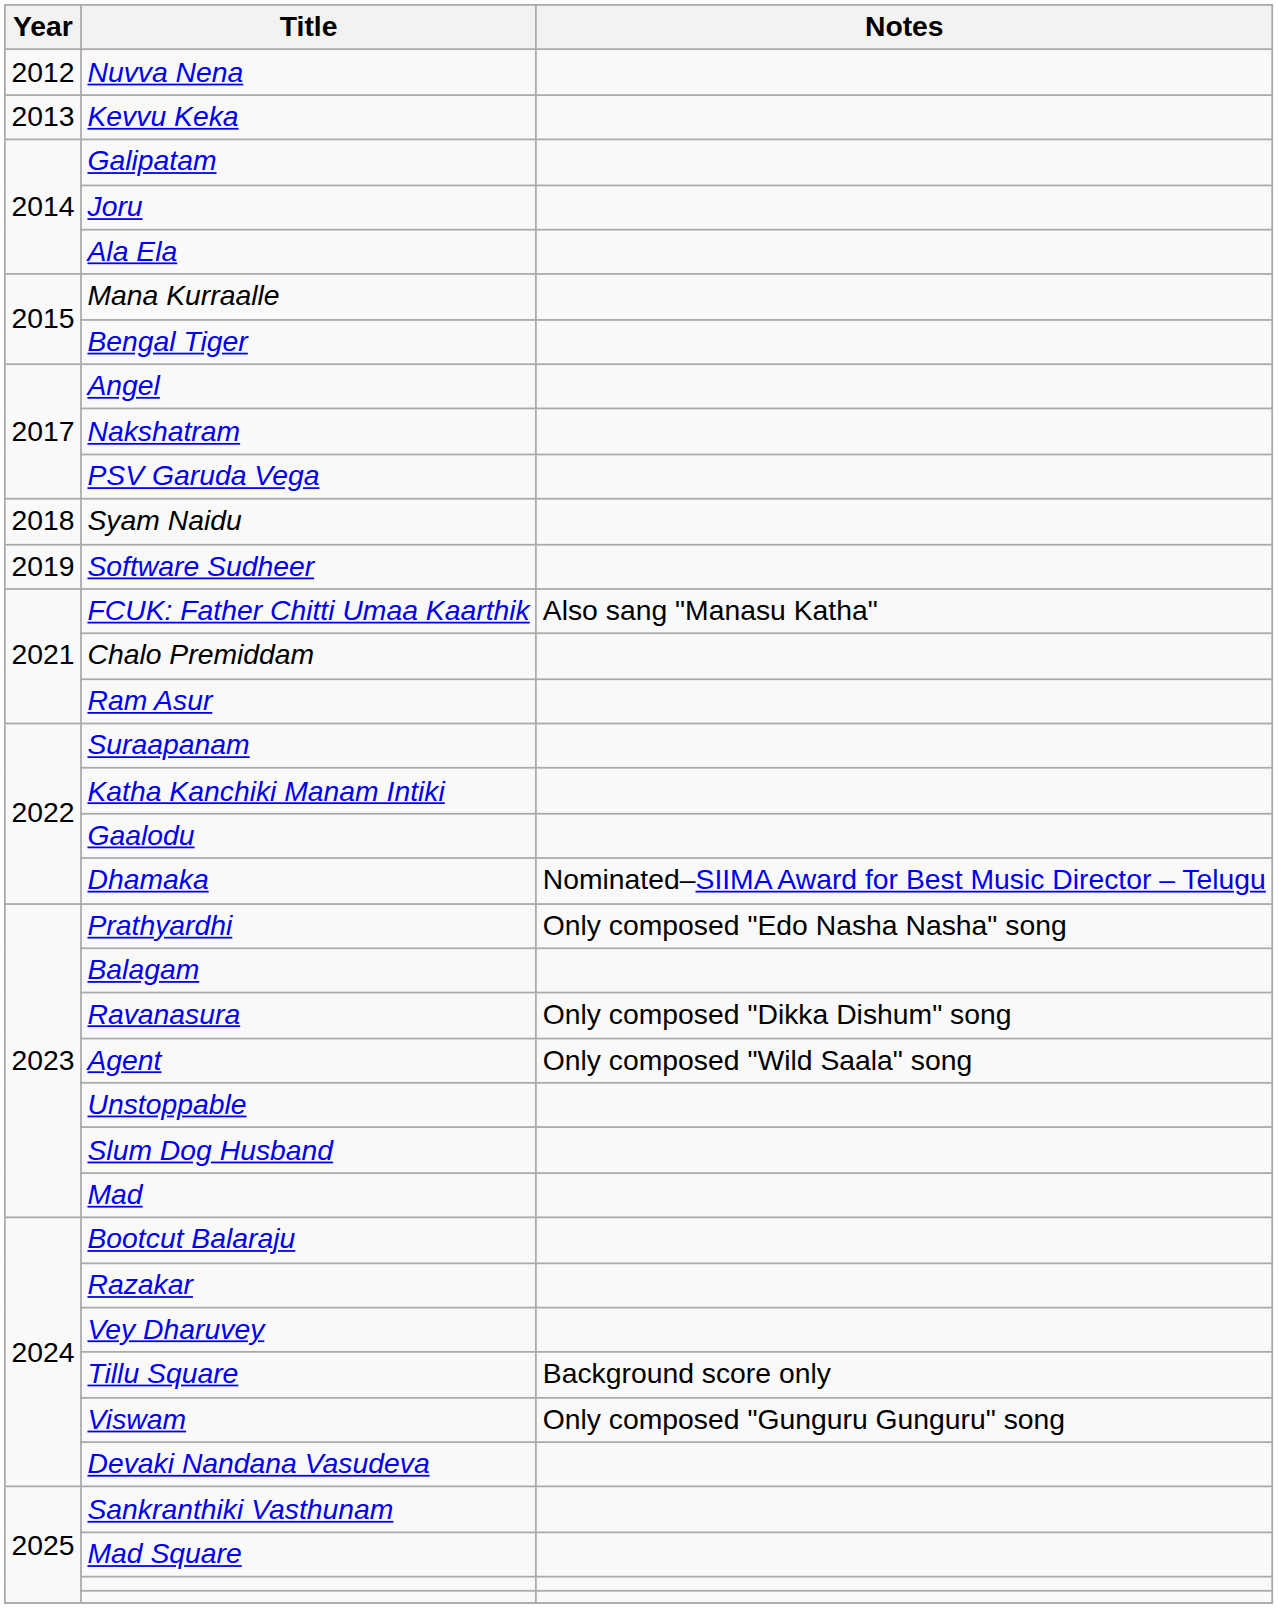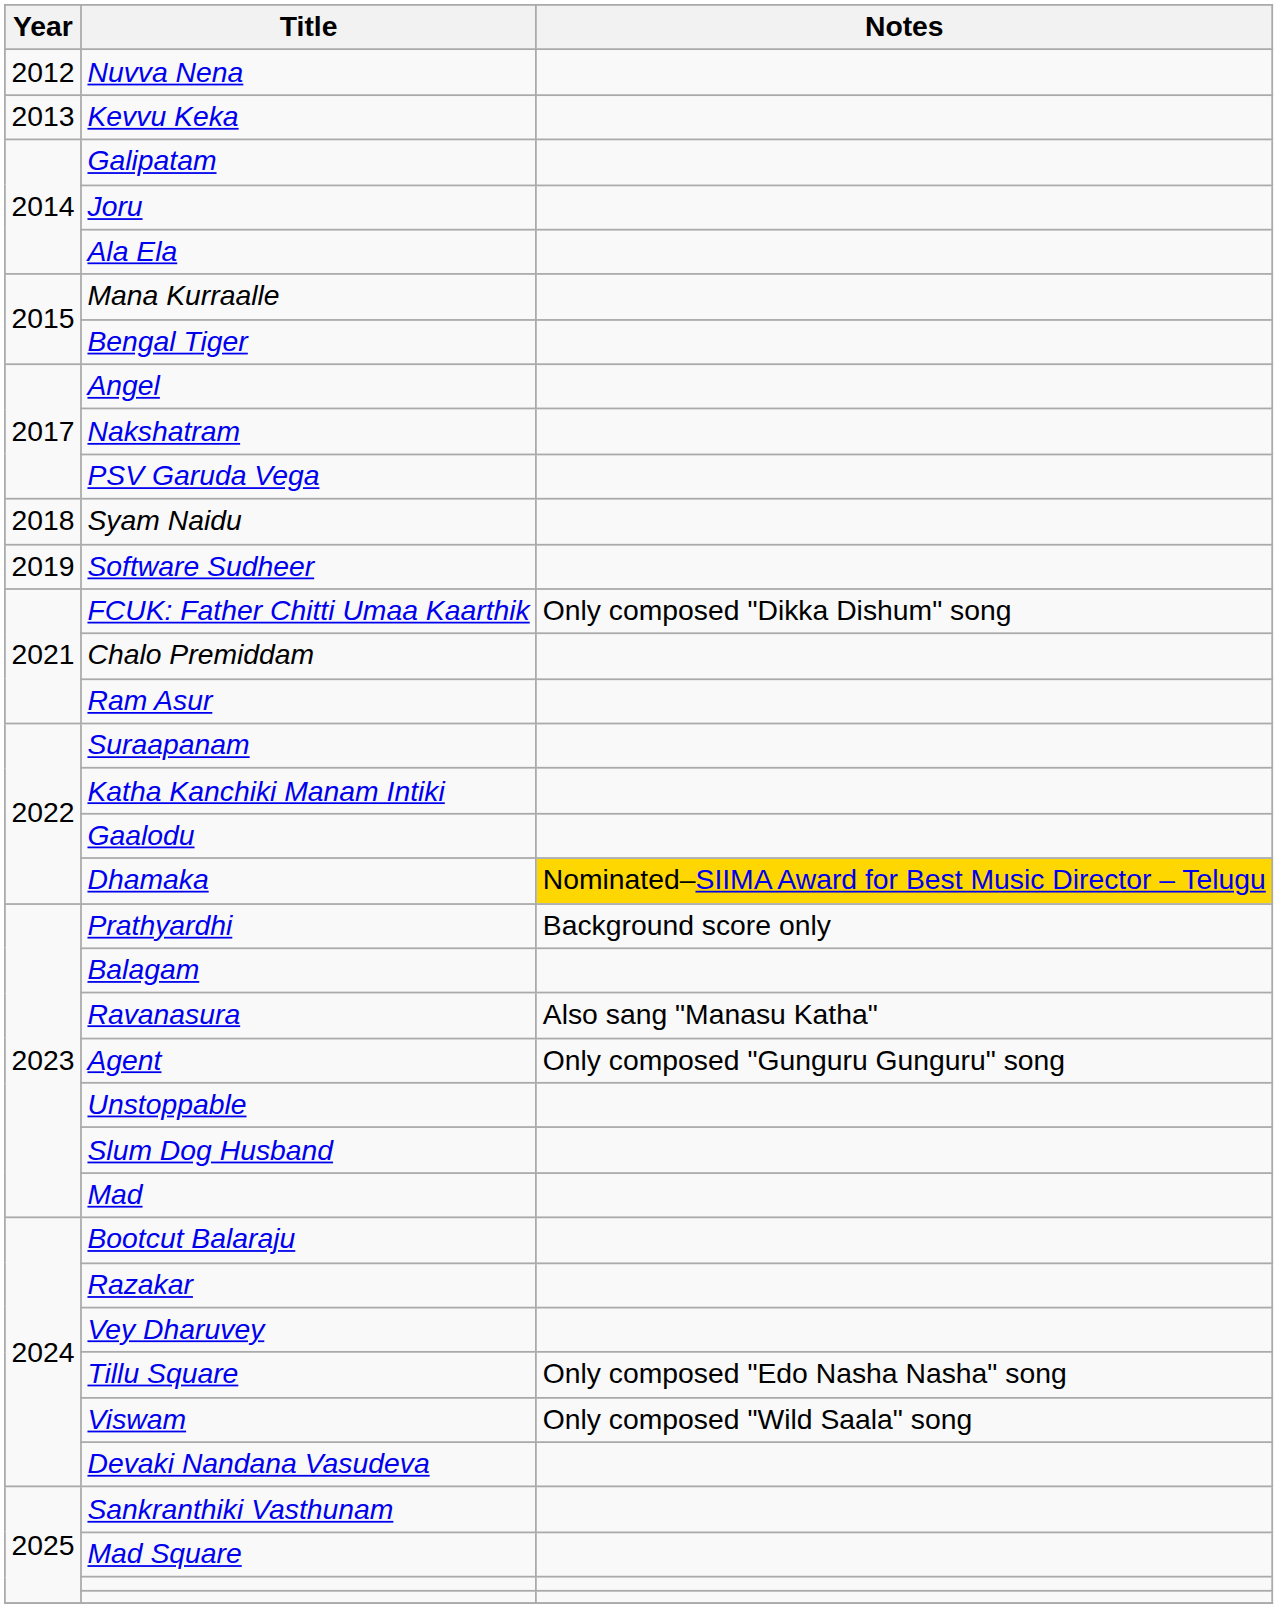(710, 610) Also sang "Manasu Katha" -> (777, 610) Only composed "Dikka Dishum" song
(904, 880) no background -> (904, 880) gold background
(805, 925) Only composed "Edo Nasha Nasha" song -> (687, 925) Background score only
(777, 1015) Only composed "Dikka Dishum" song -> (710, 1015) Also sang "Manasu Katha"
(757, 1059) Only composed "Wild Saala" song -> (804, 1059) Only composed "Gunguru Gunguru" song
(687, 1374) Background score only -> (805, 1374) Only composed "Edo Nasha Nasha" song
(804, 1419) Only composed "Gunguru Gunguru" song -> (757, 1419) Only composed "Wild Saala" song
